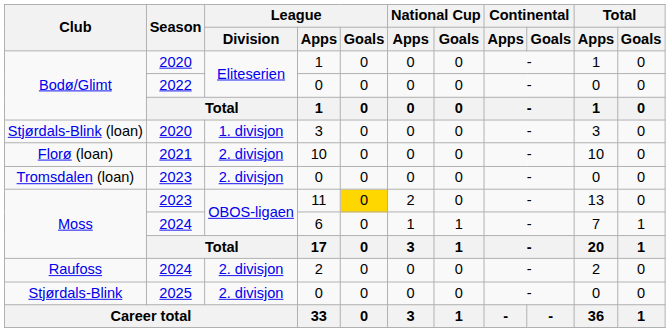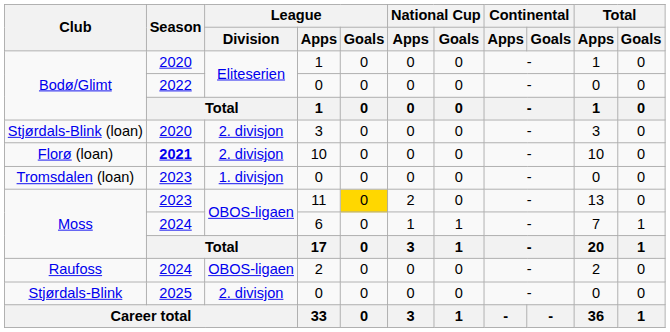(251, 131) 1. divisjon -> (251, 131) 2. divisjon
(176, 154) normal -> (176, 154) bold
(251, 177) 2. divisjon -> (251, 177) 1. divisjon
(251, 270) 2. divisjon -> (251, 270) OBOS-ligaen
